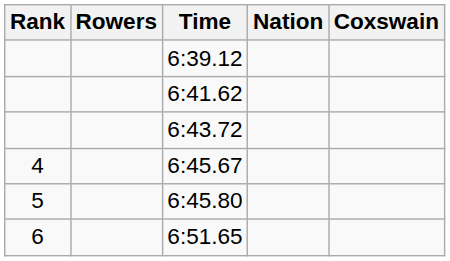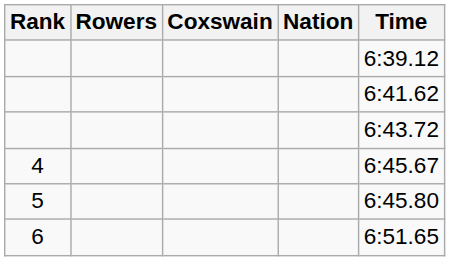columns swapped: (386, 22) <-> (205, 22)
